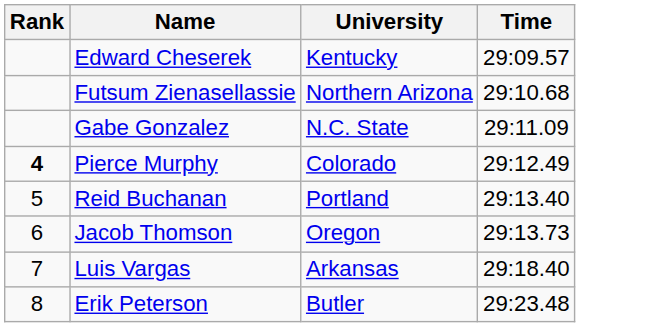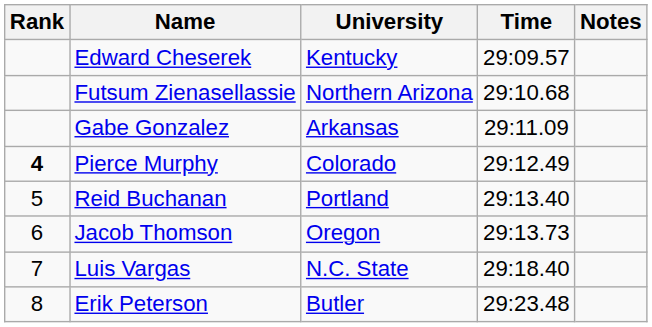+ column: (611, 22)
(357, 127) N.C. State -> (352, 127) Arkansas
(352, 269) Arkansas -> (357, 269) N.C. State
